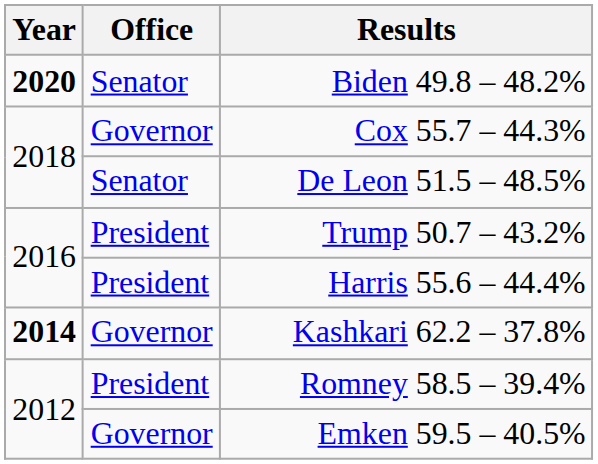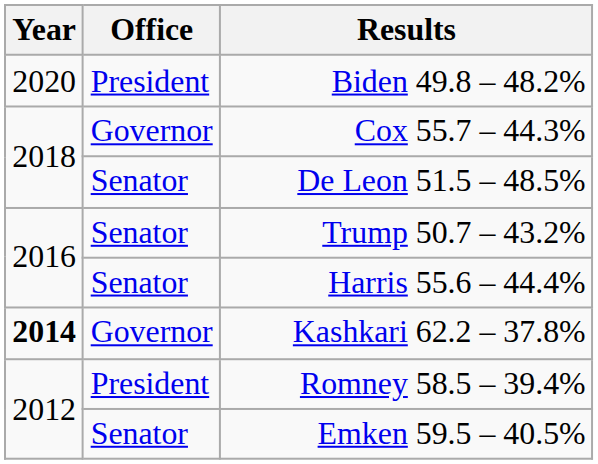(44, 80) bold -> (44, 80) normal
(139, 80) Senator -> (150, 80) President
(150, 231) President -> (139, 231) Senator
(150, 282) President -> (139, 282) Senator
(152, 433) Governor -> (139, 433) Senator
